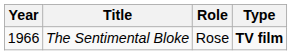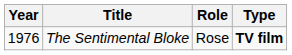(24, 38) 1966 -> (24, 38) 1976
